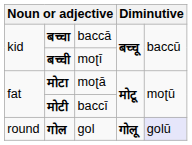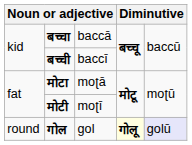(90, 59) moʈī -> (93, 59) baccī
(93, 105) baccī -> (90, 105) moʈī
(129, 129) no background -> (129, 129) lightyellow background
